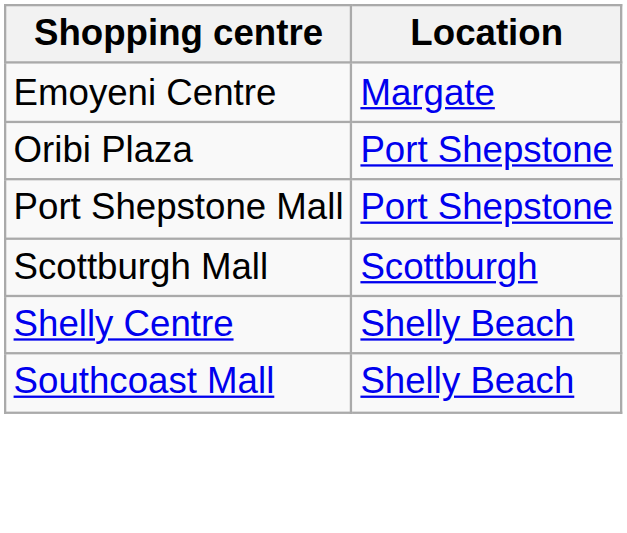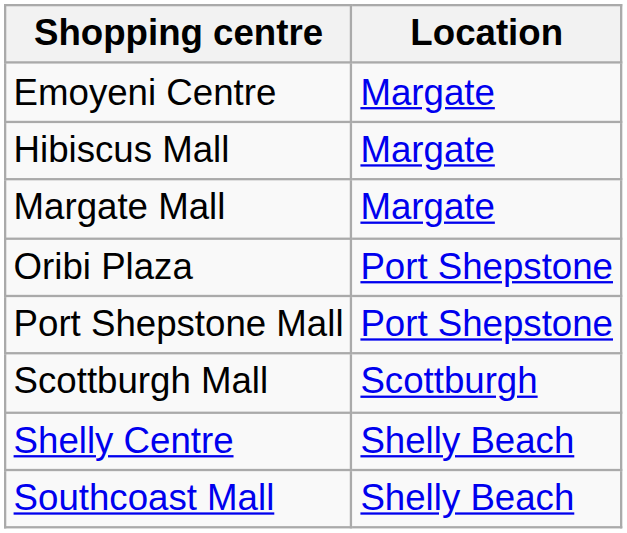+ row: (122, 149)
+ row: (119, 207)
